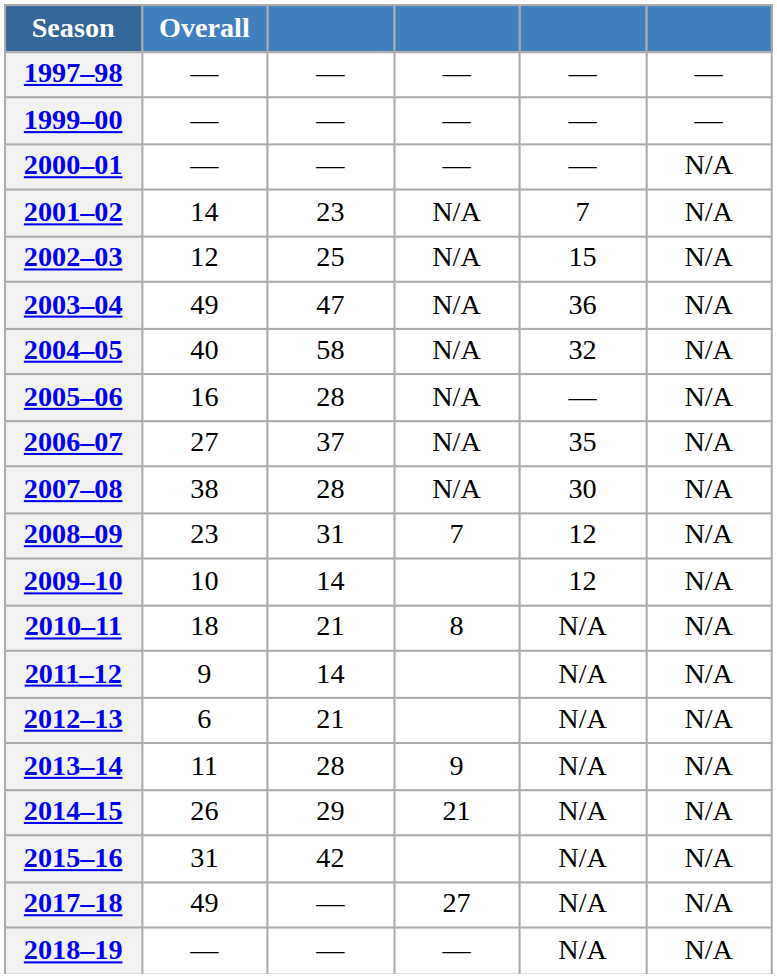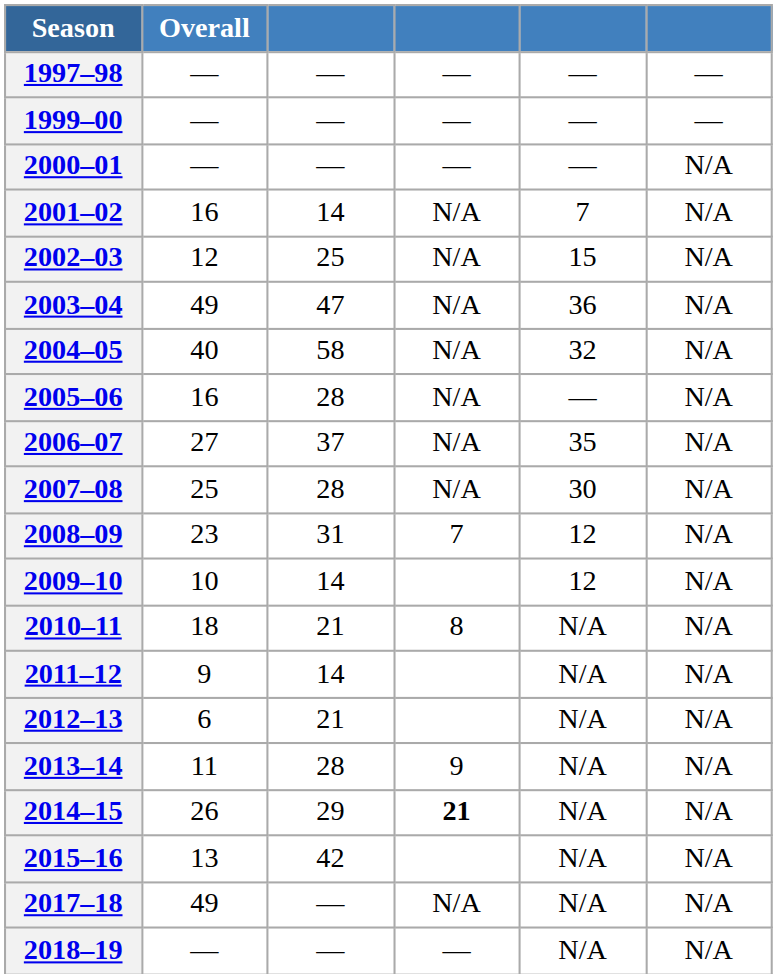(204, 211) 14 -> (204, 211) 16
(330, 211) 23 -> (330, 211) 14
(204, 488) 38 -> (204, 488) 25
(457, 811) normal -> (457, 811) bold
(204, 857) 31 -> (204, 857) 13
(457, 903) 27 -> (457, 903) N/A
